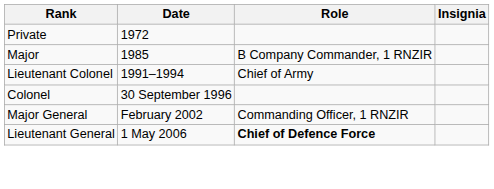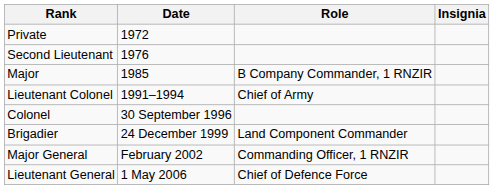+ row: (60, 54)
+ row: (33, 134)
(306, 134) bold -> (303, 174) normal
